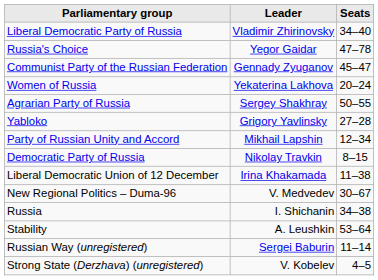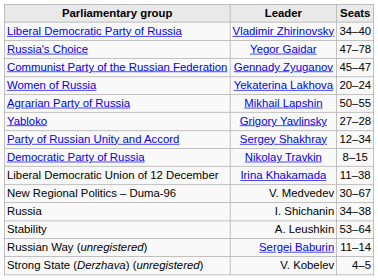(283, 103) Sergey Shakhray -> (283, 103) Mikhail Lapshin
(283, 139) Mikhail Lapshin -> (283, 139) Sergey Shakhray
